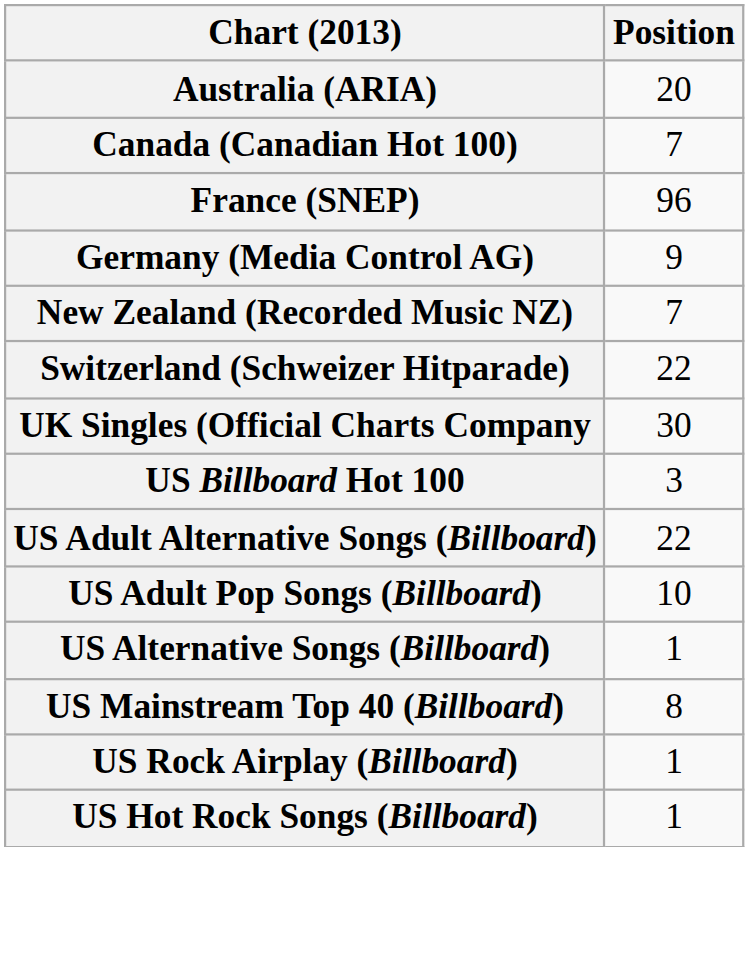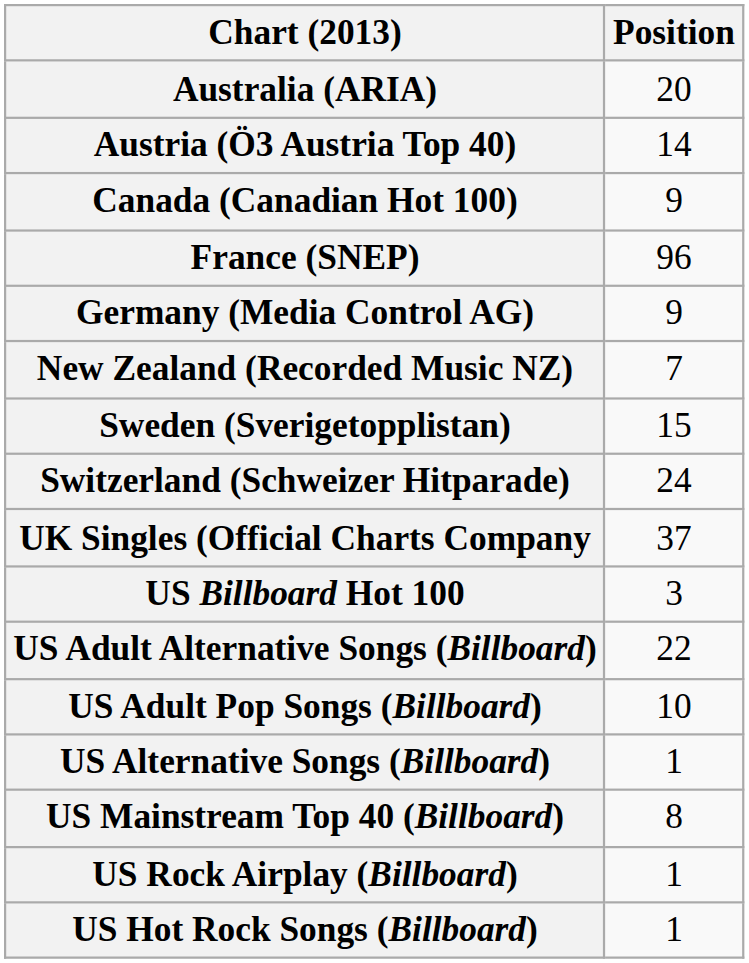+ row: (305, 144)
(674, 144) 7 -> (674, 200) 9
+ row: (305, 425)
(674, 369) 22 -> (674, 481) 24
(674, 425) 30 -> (674, 537) 37
